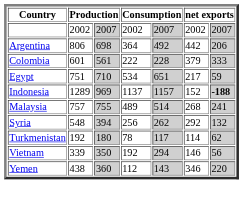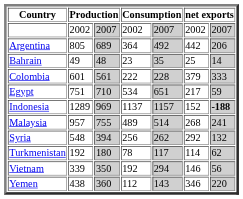(77, 45) 806 -> (77, 45) 805
(104, 45) 698 -> (104, 45) 689
+ row: (25, 61)
(77, 107) 757 -> (77, 122) 957
